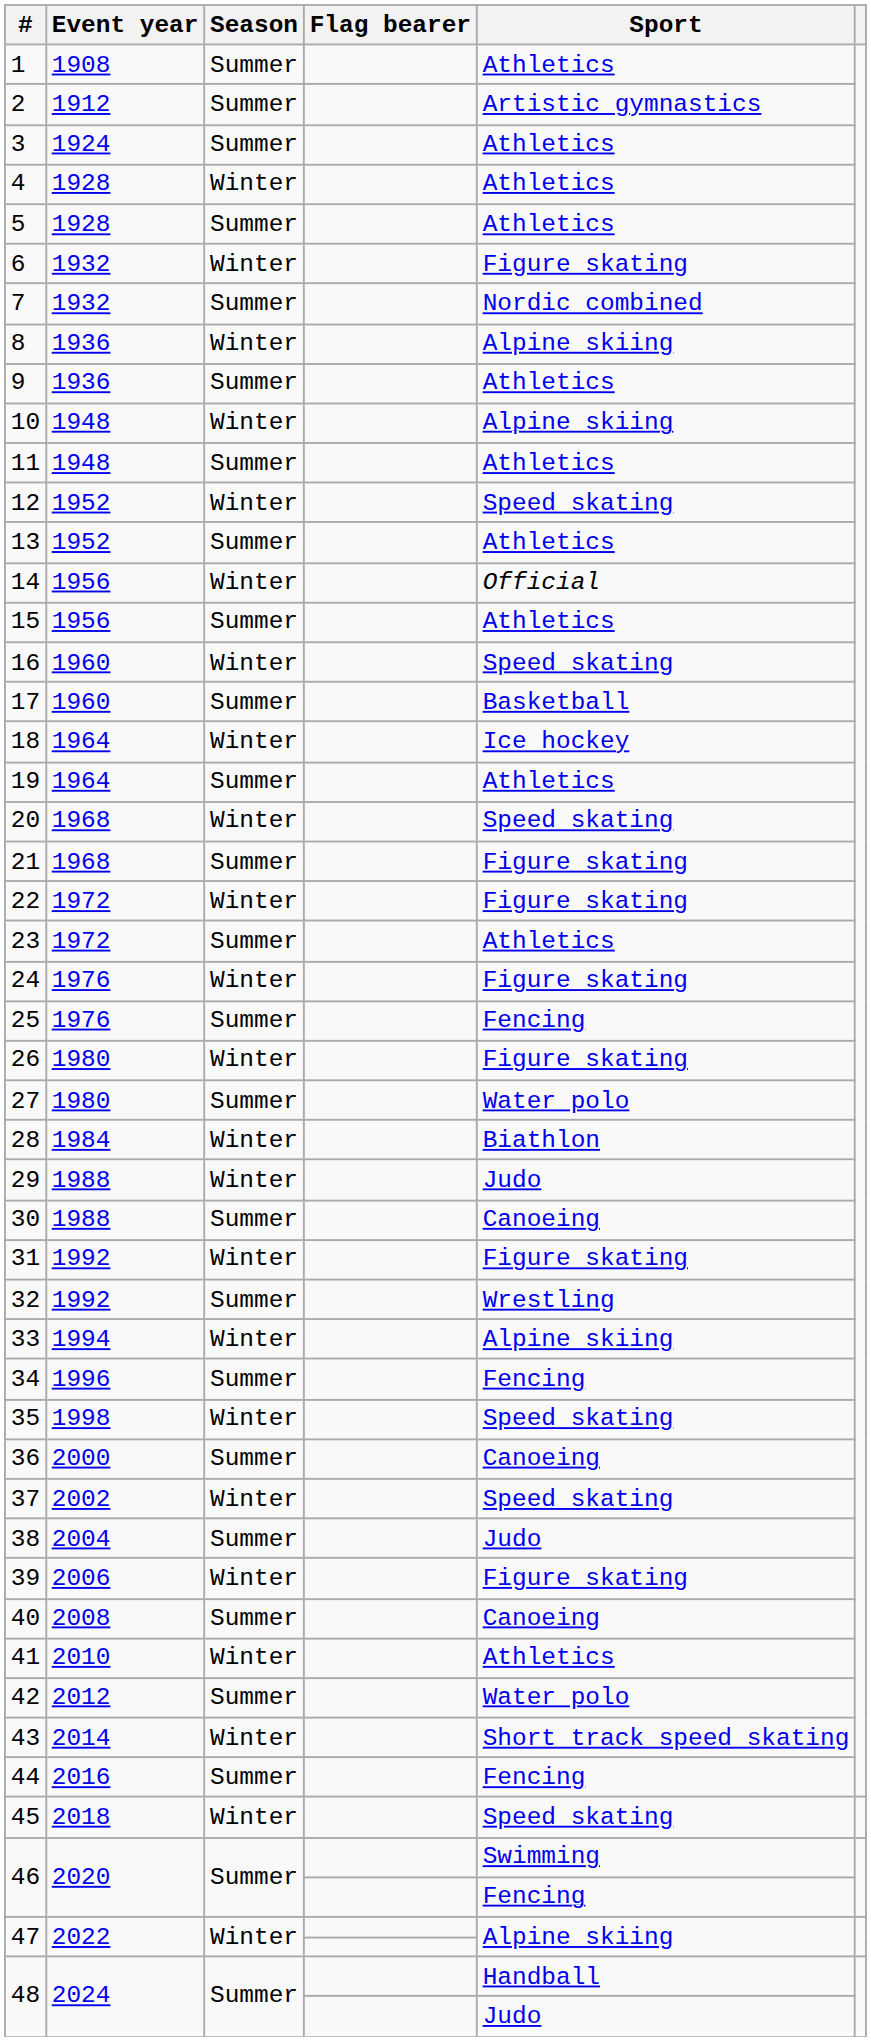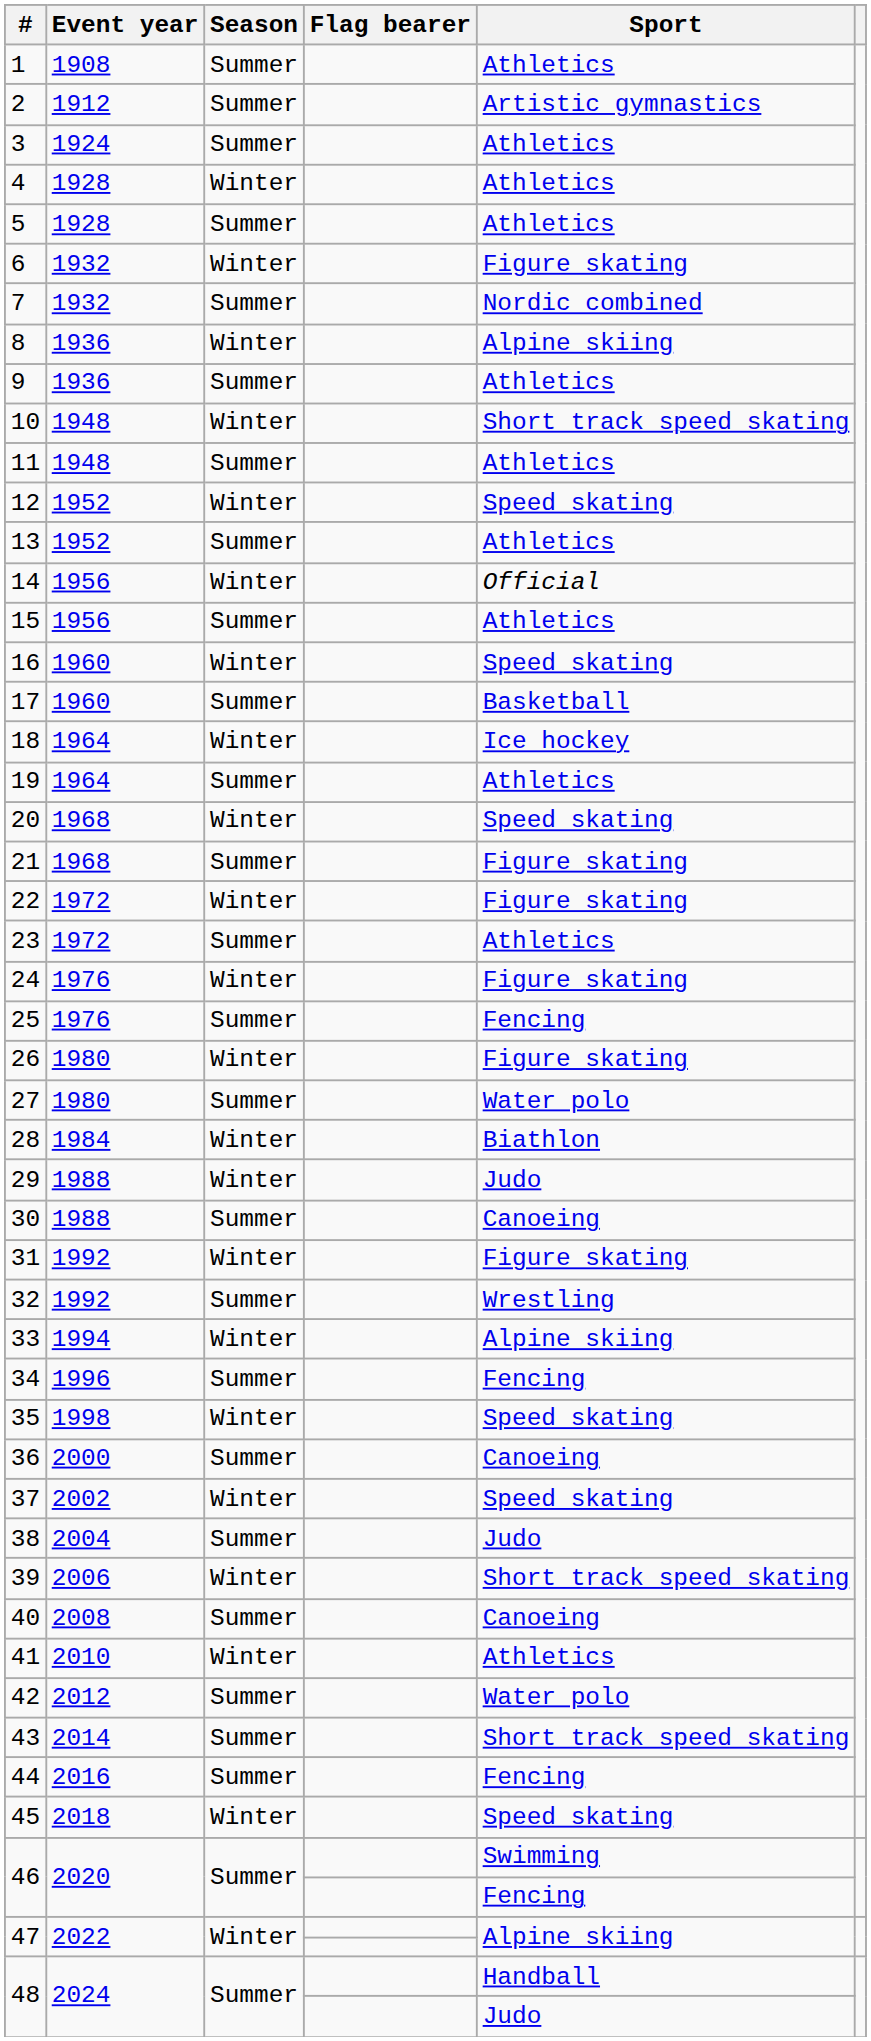(578, 423) Alpine skiing -> (666, 423) Short track speed skating
(585, 1578) Figure skating -> (666, 1578) Short track speed skating
(254, 1738) Winter -> (254, 1738) Summer
